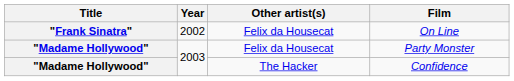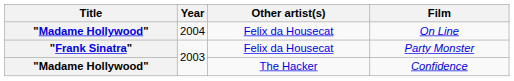(91, 31) "Frank Sinatra" -> (91, 31) "Madame Hollywood"
(193, 31) 2002 -> (193, 31) 2004
(91, 48) "Madame Hollywood" -> (91, 48) "Frank Sinatra"
